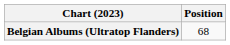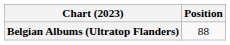(203, 31) 68 -> (203, 31) 88
